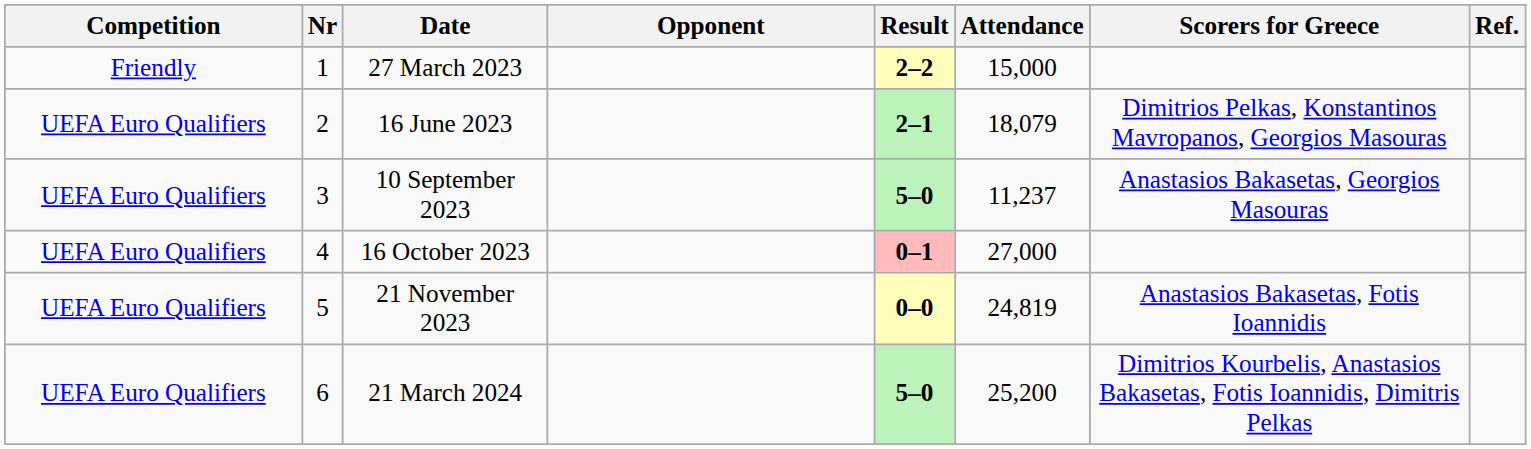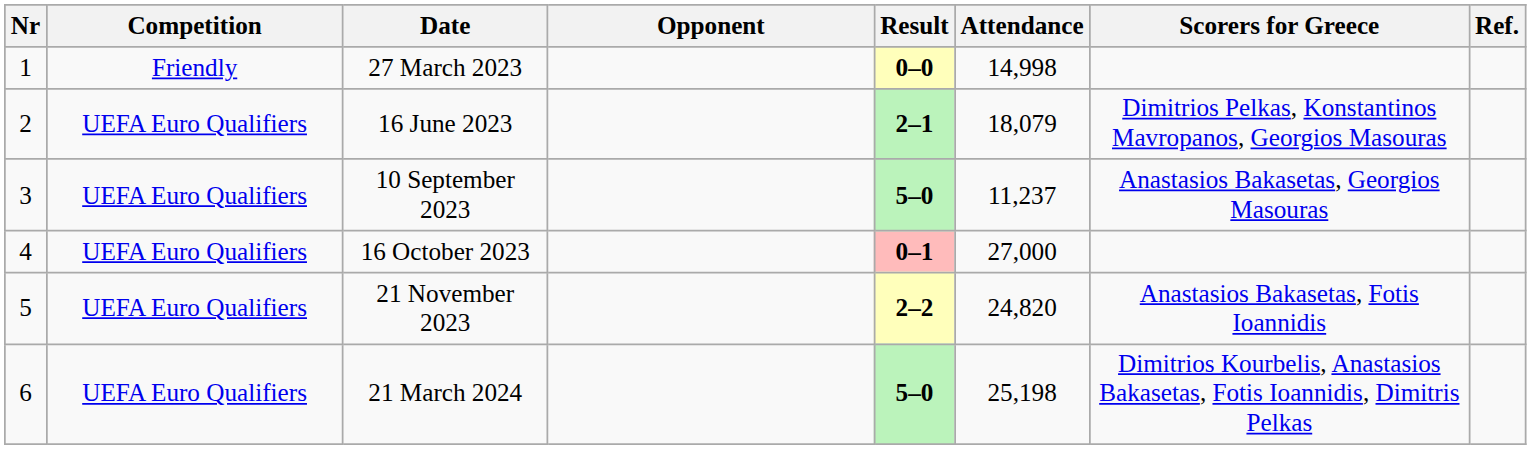columns swapped: (323, 25) <-> (153, 25)
(914, 67) 2–2 -> (914, 67) 0–0
(1022, 67) 15,000 -> (1022, 67) 14,998
(914, 307) 0–0 -> (914, 307) 2–2
(1022, 307) 24,819 -> (1022, 307) 24,820
(1022, 394) 25,200 -> (1022, 394) 25,198
